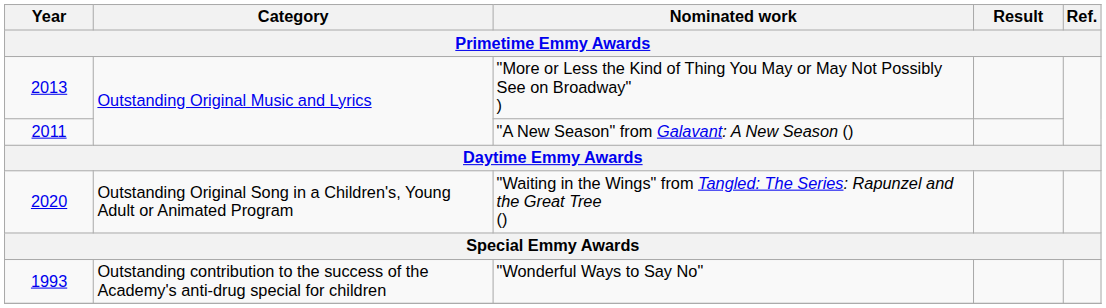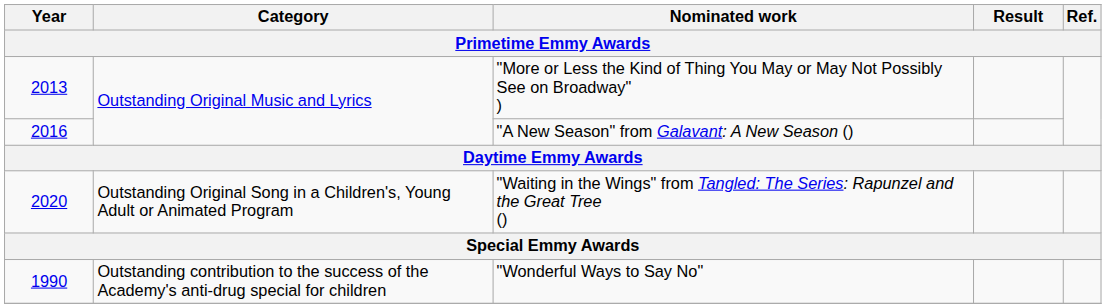(49, 131) 2011 -> (49, 131) 2016
(49, 281) 1993 -> (49, 281) 1990
